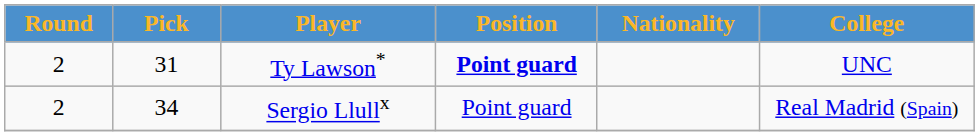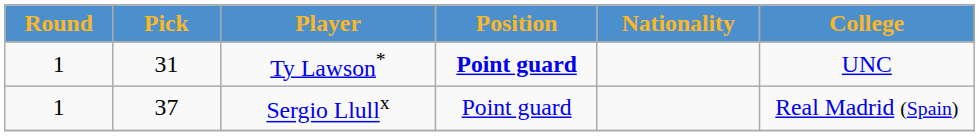(59, 64) 2 -> (59, 64) 1
(59, 107) 2 -> (59, 107) 1
(166, 107) 34 -> (166, 107) 37
